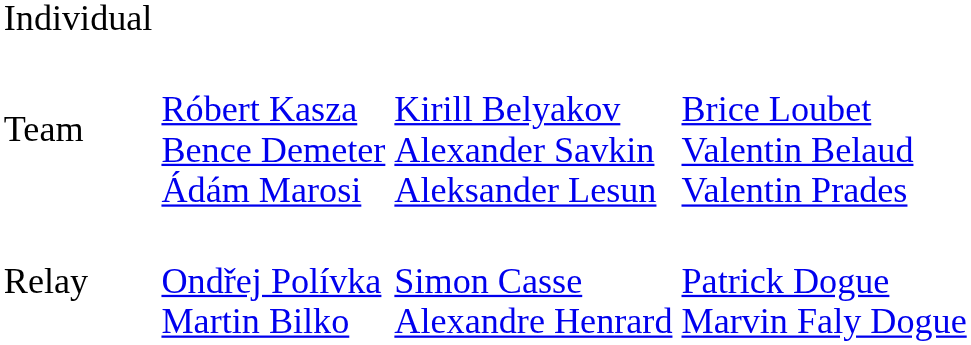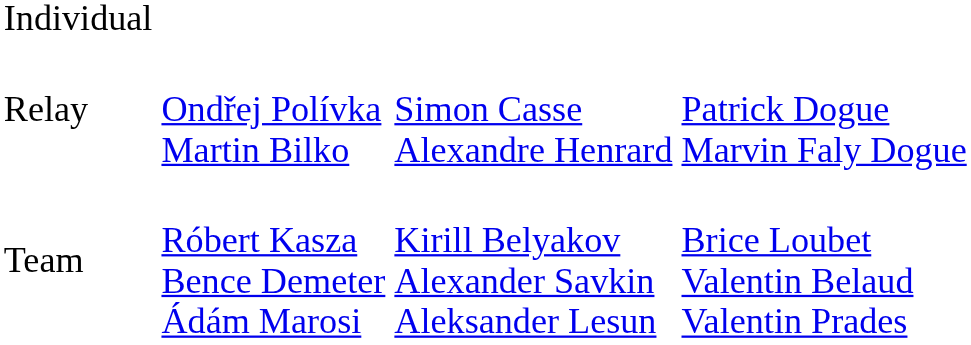rows swapped: (44, 129) <-> (46, 280)
